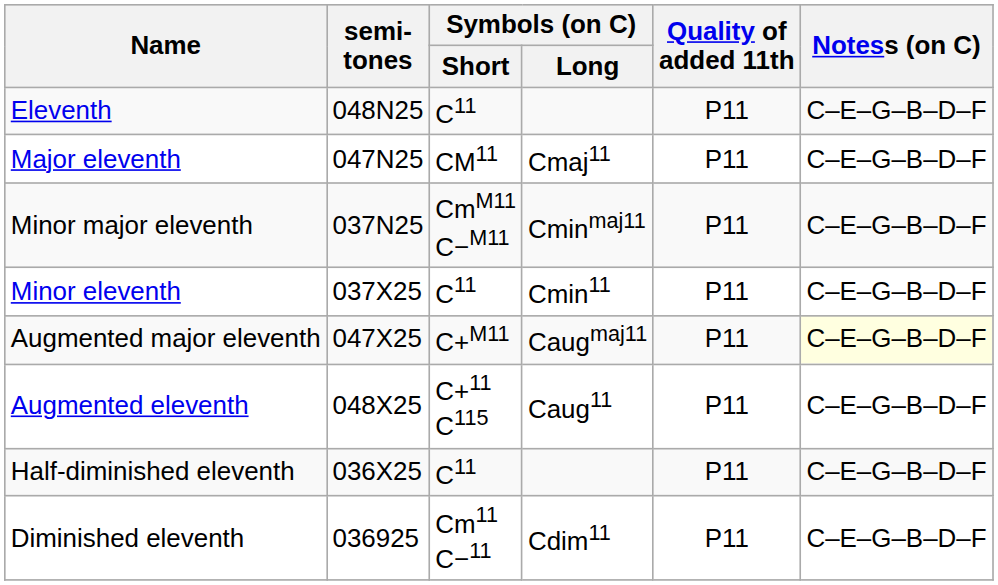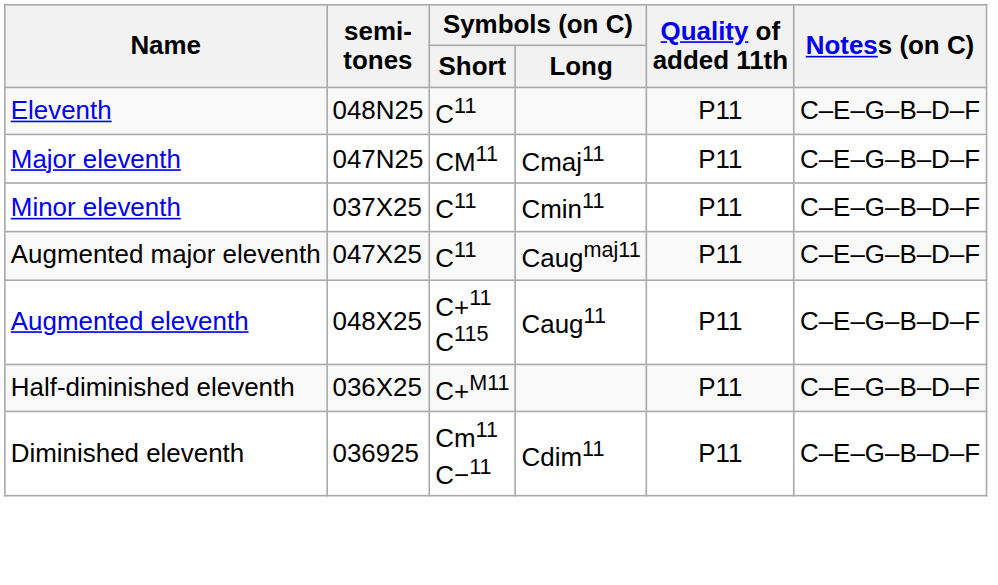- row: (132, 225)
(472, 339) C+M11 -> (456, 255) C11
(896, 339) lightyellow background -> (890, 255) no background
(456, 471) C11 -> (472, 387) C+M11
